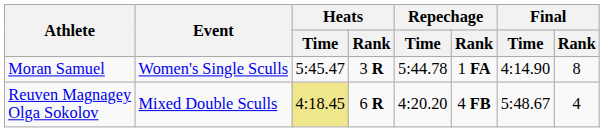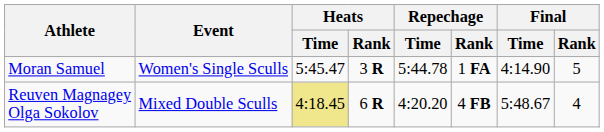(577, 69) 8 -> (577, 69) 5
